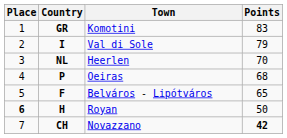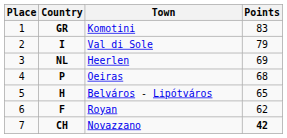(262, 61) 70 -> (262, 61) 69
(62, 93) F -> (62, 93) H
(22, 109) bold -> (22, 109) normal
(62, 109) H -> (62, 109) F
(262, 109) 50 -> (262, 109) 62
